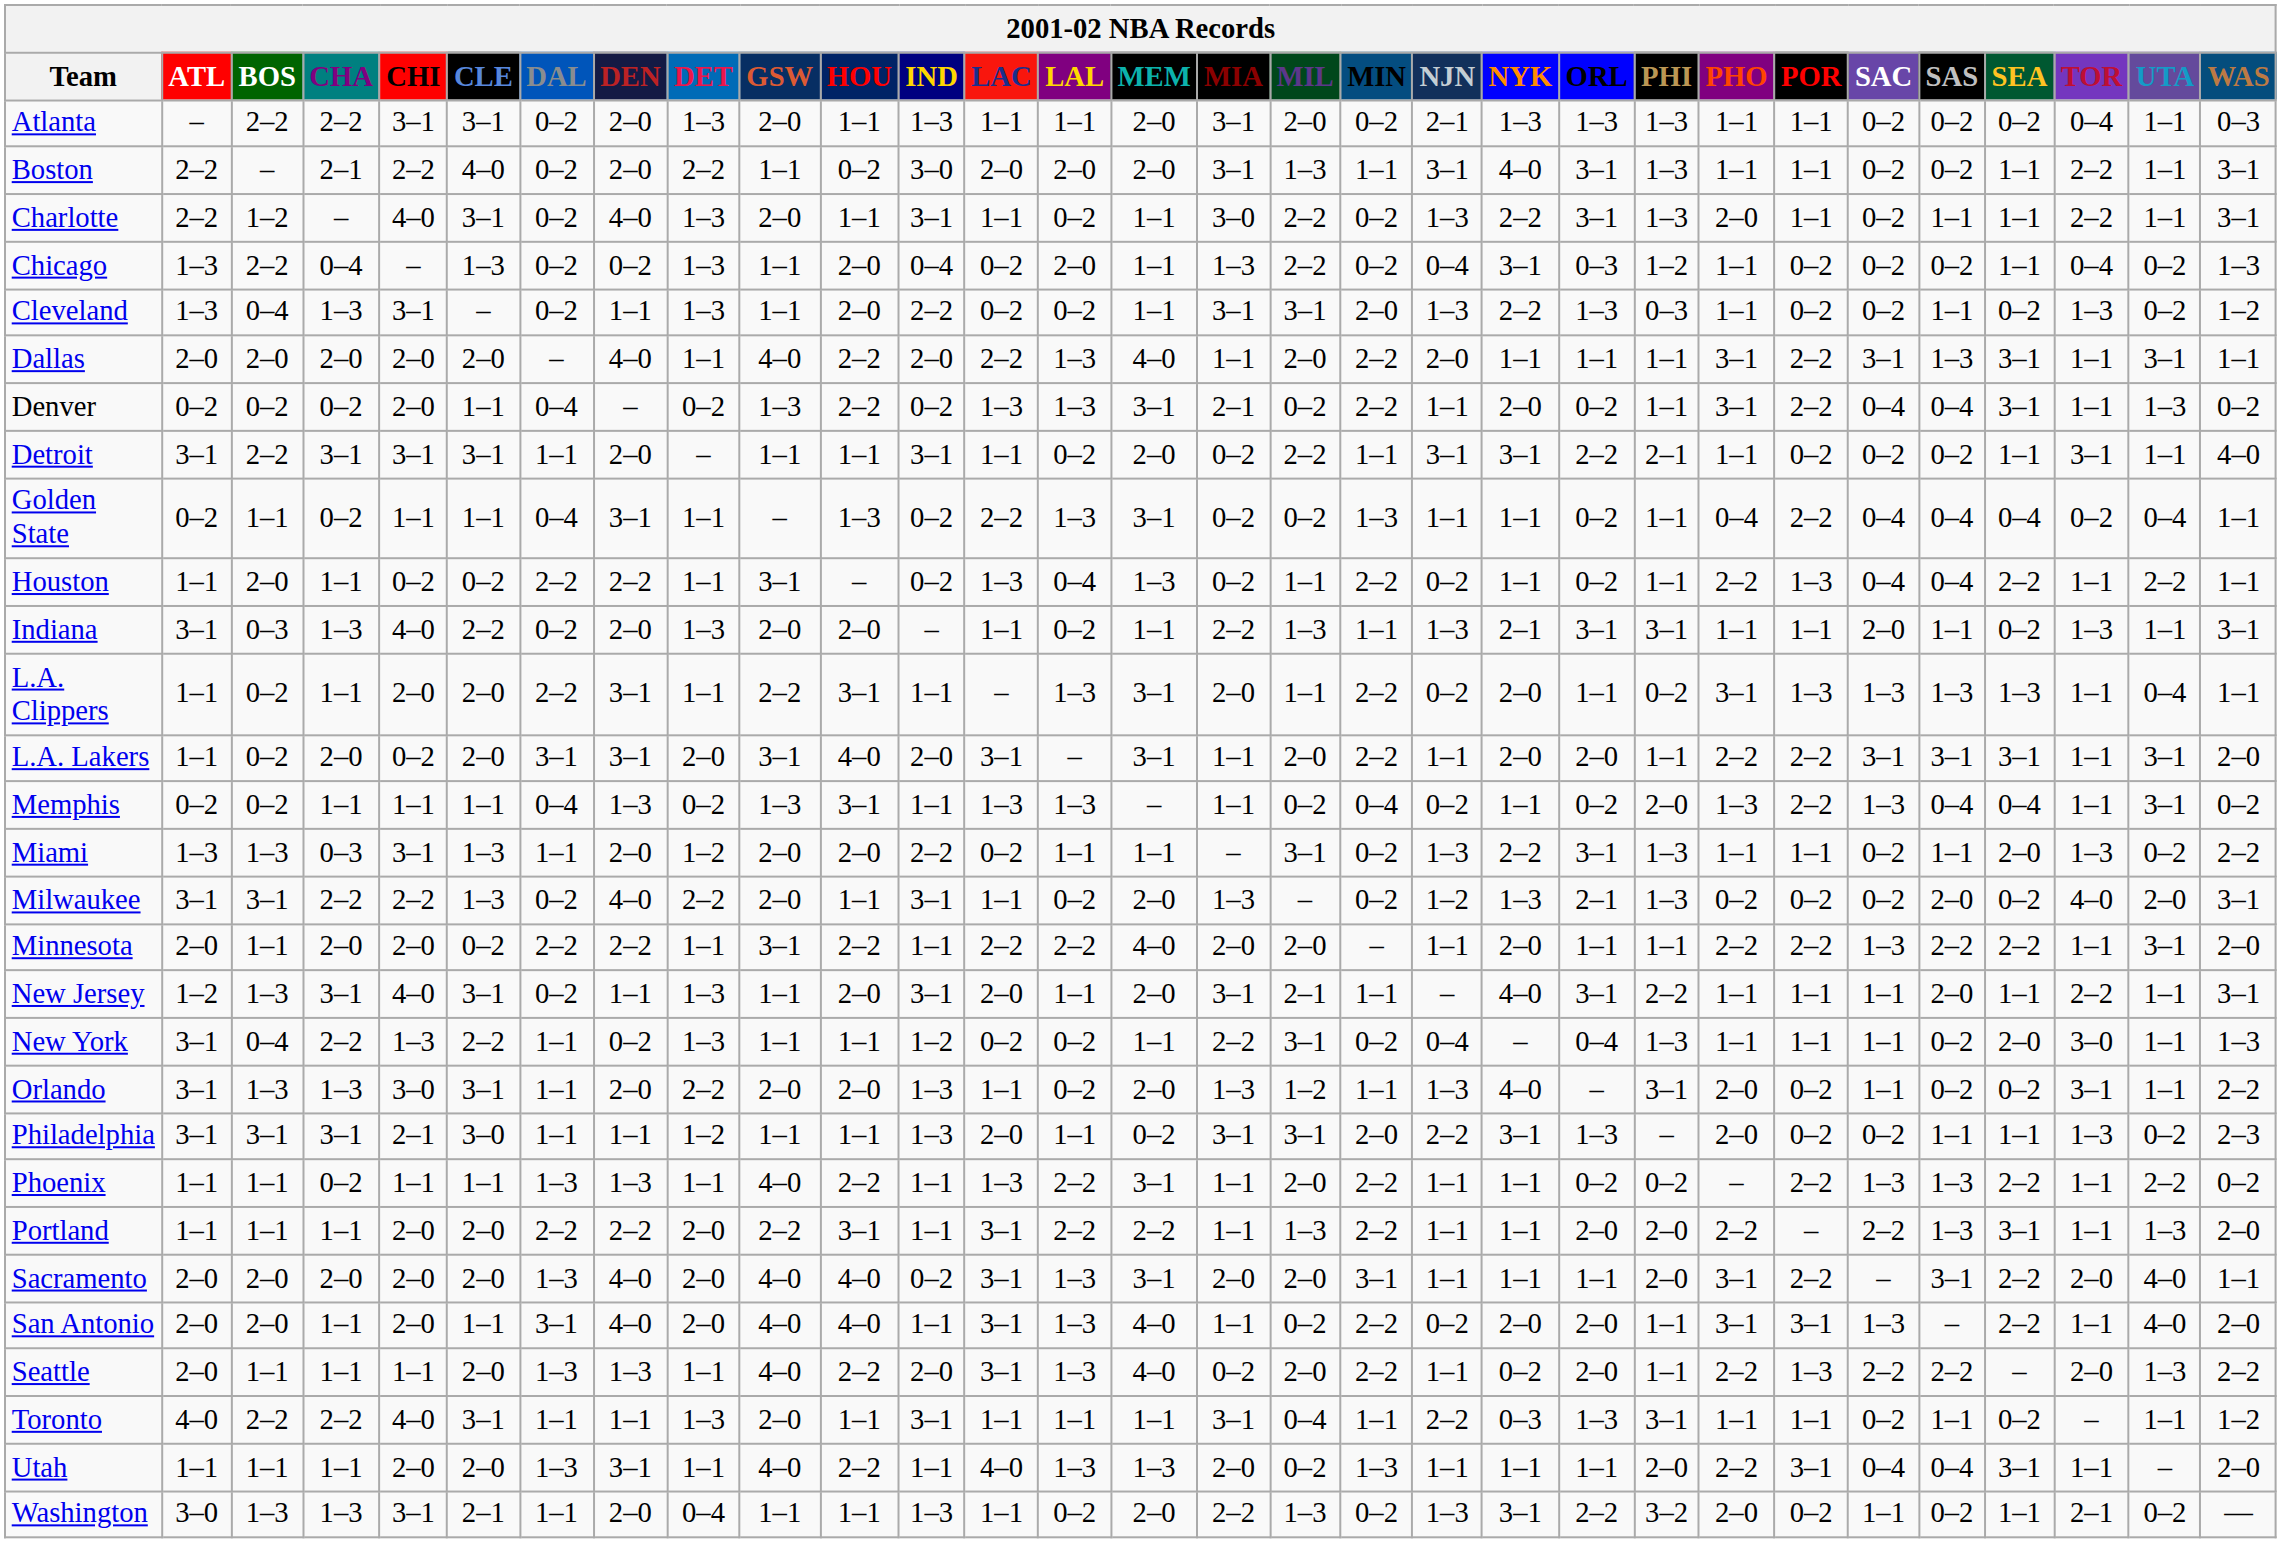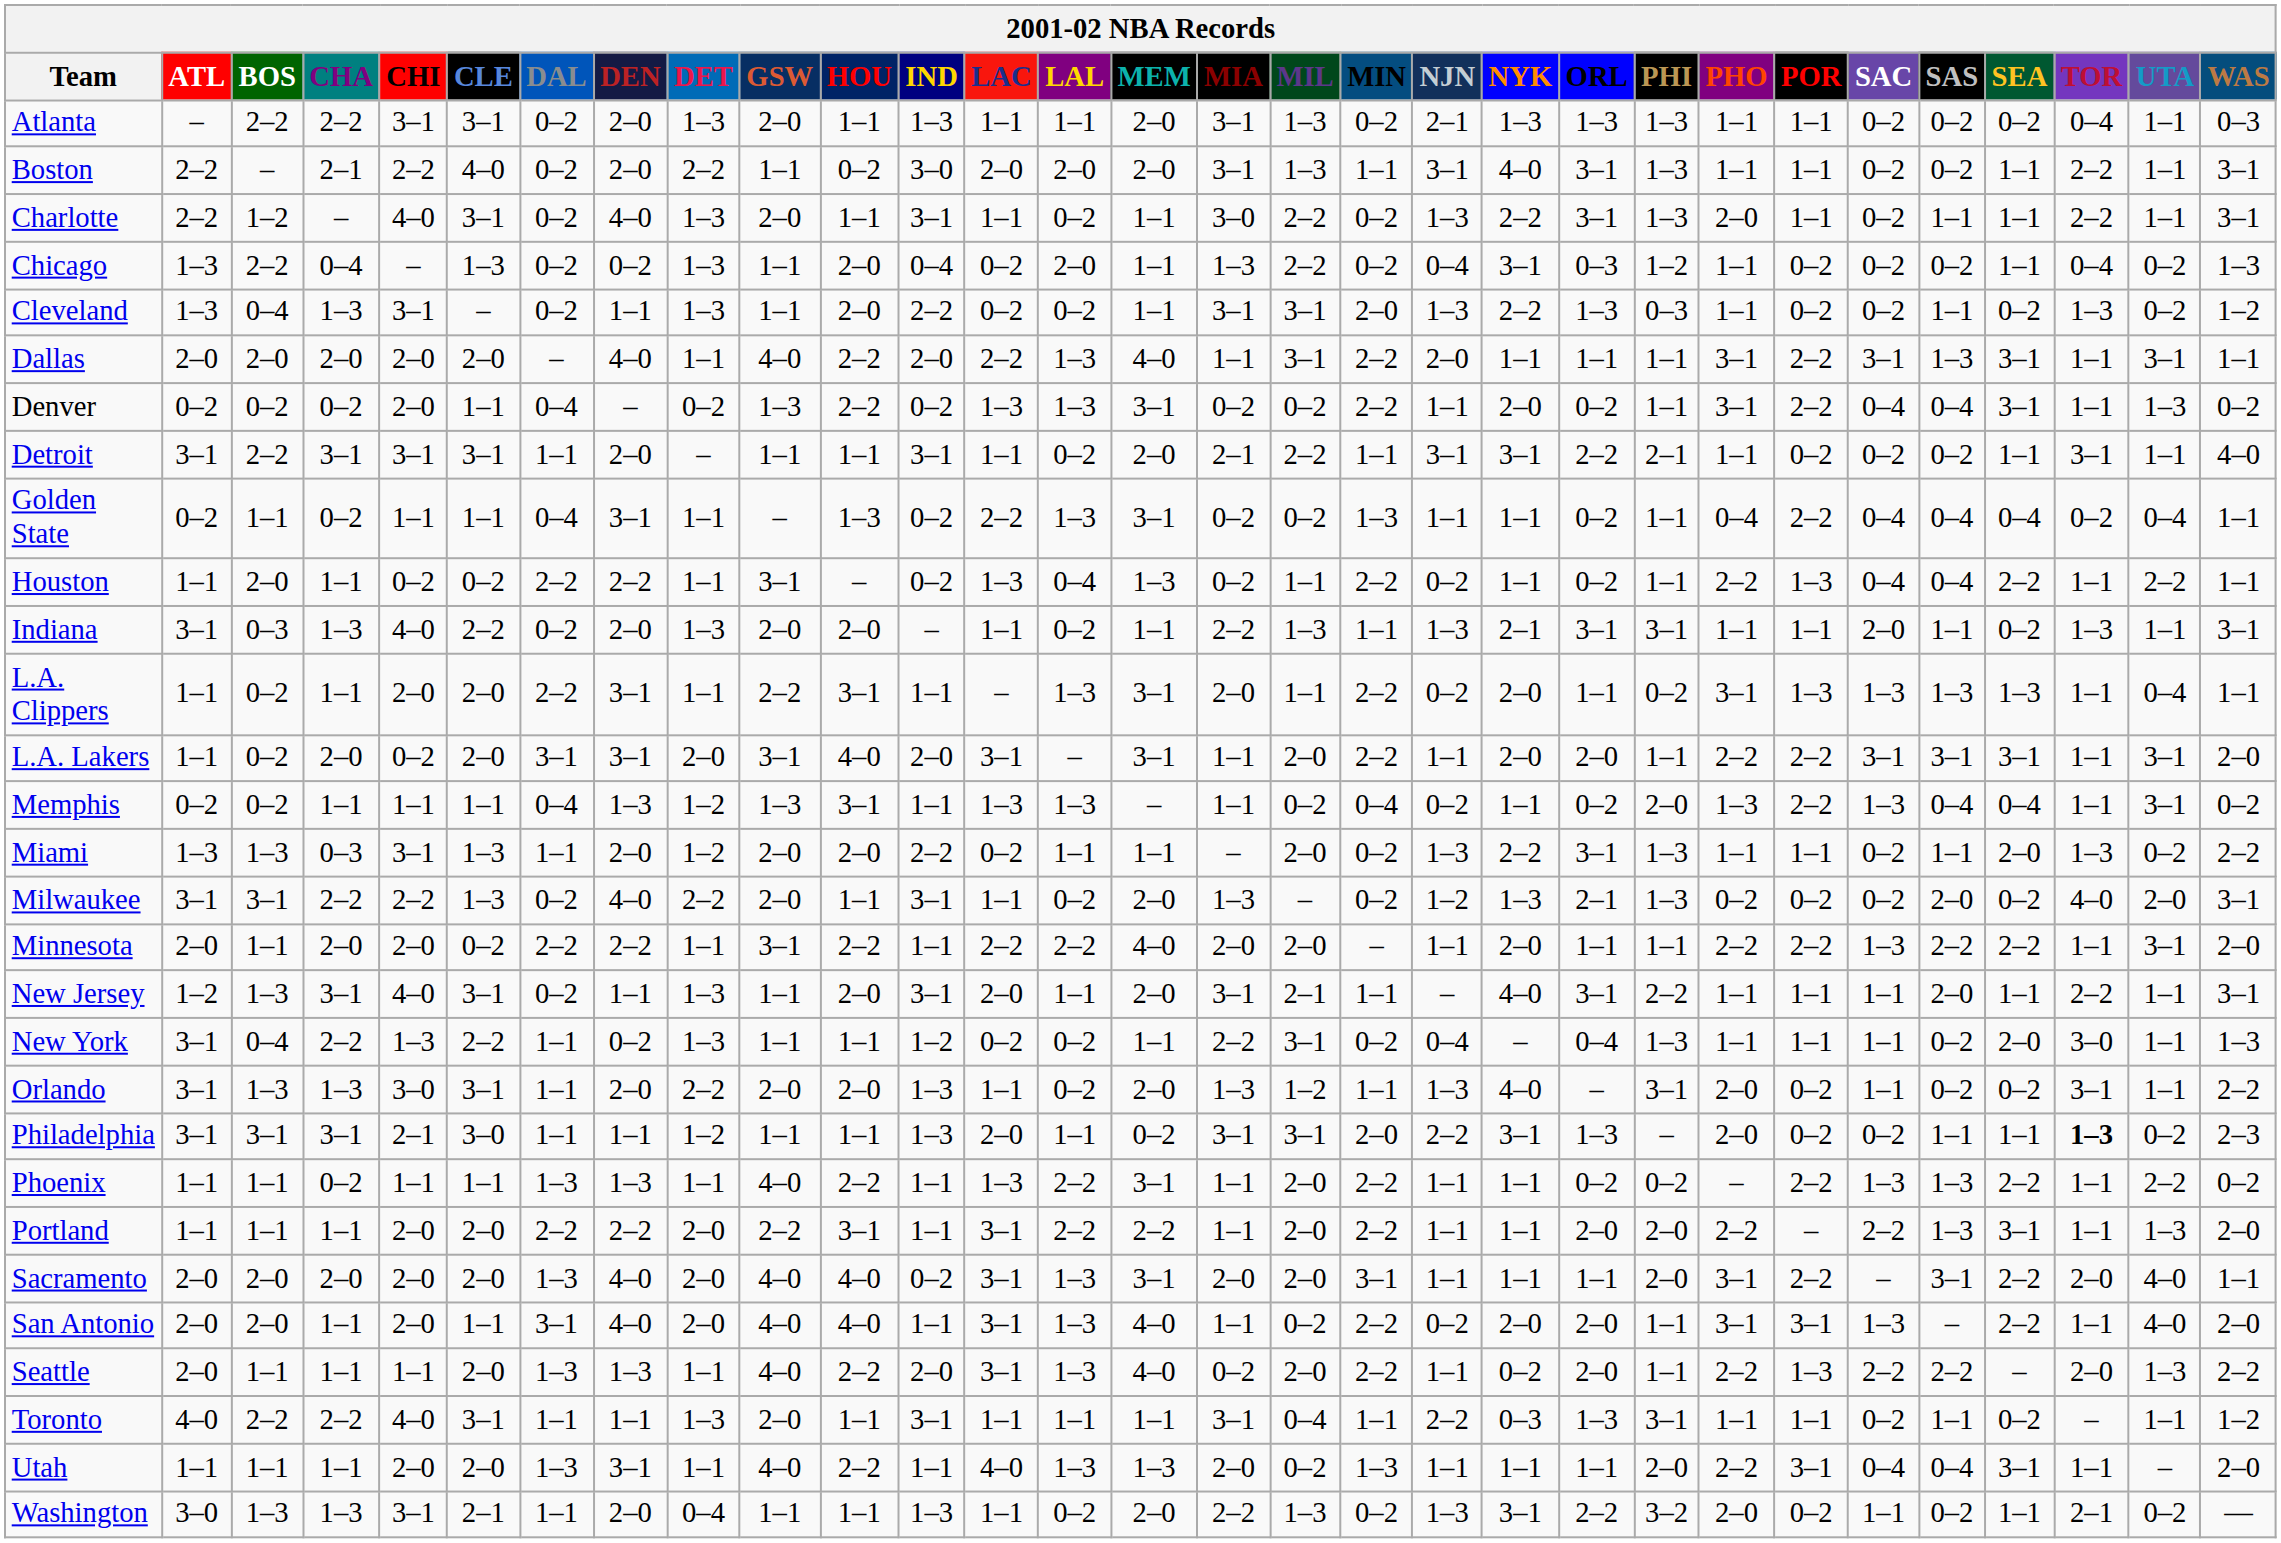(1305, 123) 2–0 -> (1305, 123) 1–3
(1305, 359) 2–0 -> (1305, 359) 3–1
(1234, 406) 2–1 -> (1234, 406) 0–2
(1234, 453) 0–2 -> (1234, 453) 2–1
(703, 805) 0–2 -> (703, 805) 1–2
(1305, 852) 3–1 -> (1305, 852) 2–0
(2092, 1135) normal -> (2092, 1135) bold
(1305, 1230) 1–3 -> (1305, 1230) 2–0
